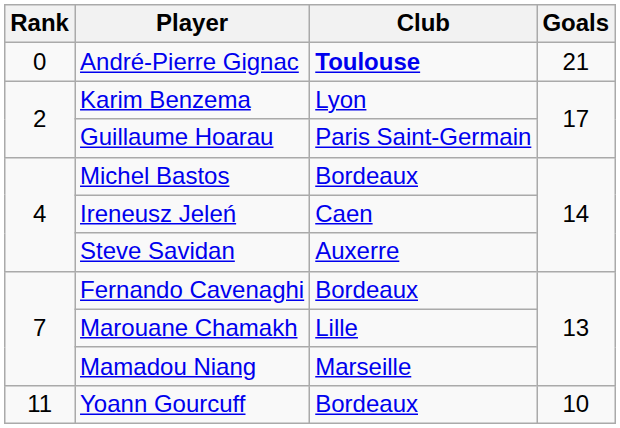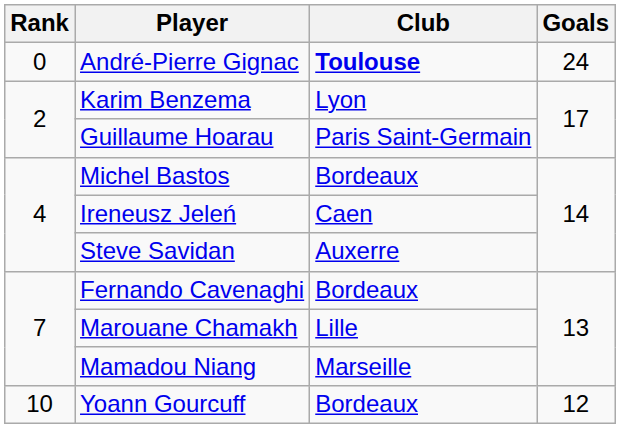(576, 61) 21 -> (576, 61) 24
(40, 404) 11 -> (40, 404) 10
(576, 404) 10 -> (576, 404) 12
